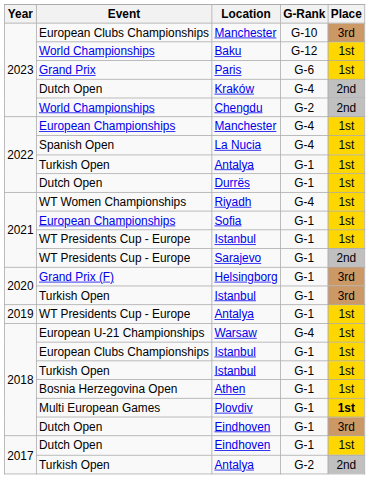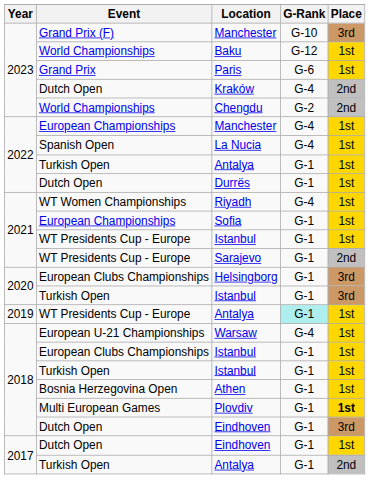(124, 33) European Clubs Championships -> (77, 33) Grand Prix (F)
(77, 277) Grand Prix (F) -> (124, 277) European Clubs Championships
(304, 314) no background -> (304, 314) paleturquoise background
(304, 464) G-2 -> (304, 464) G-1
